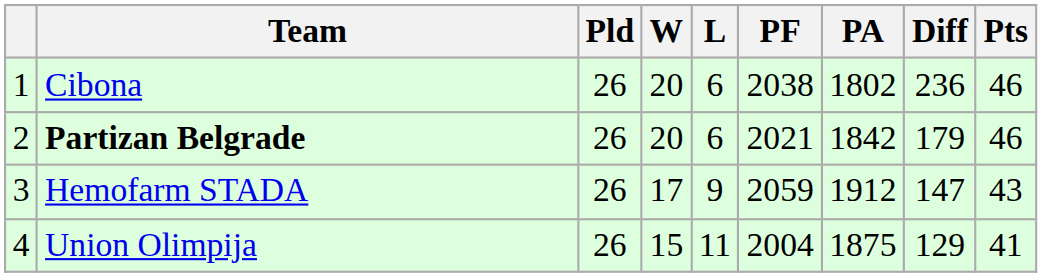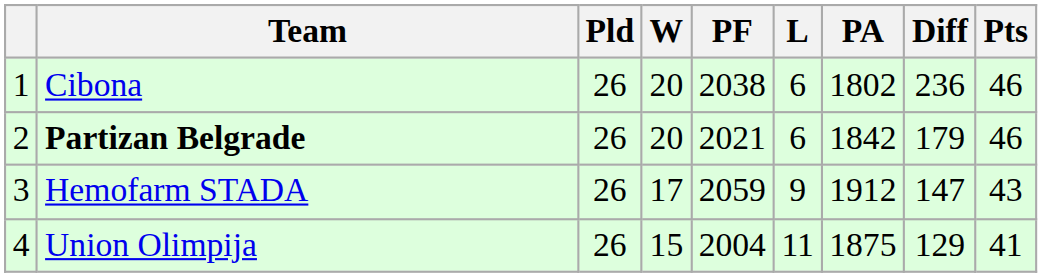columns swapped: (715, 31) <-> (780, 31)
